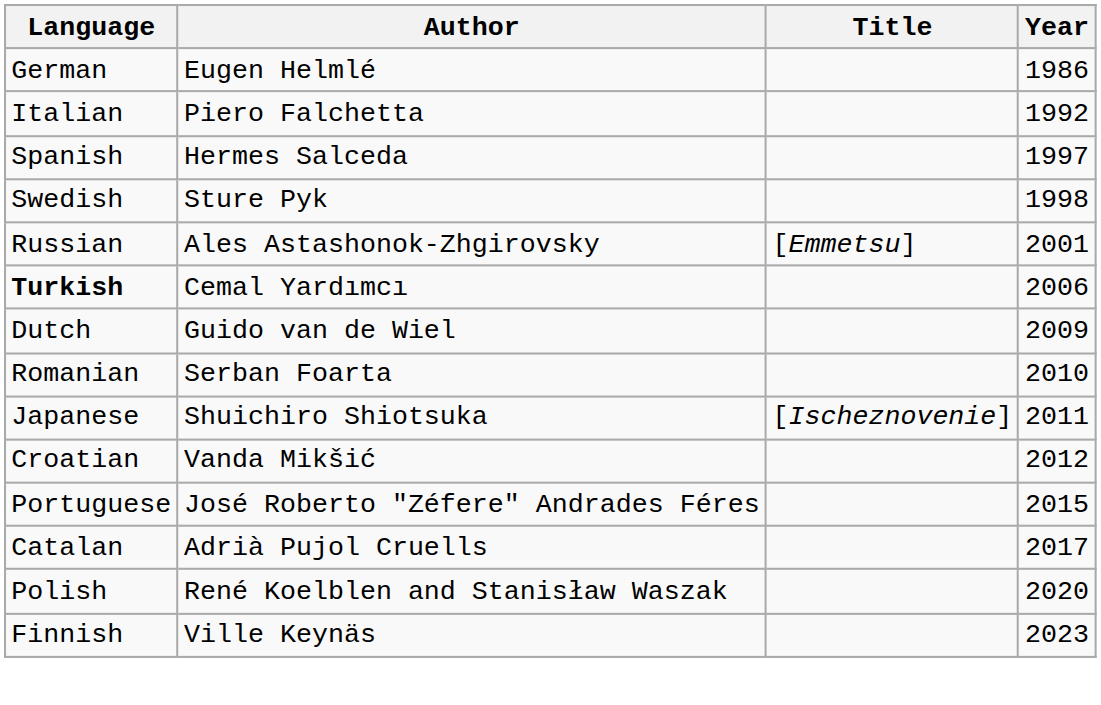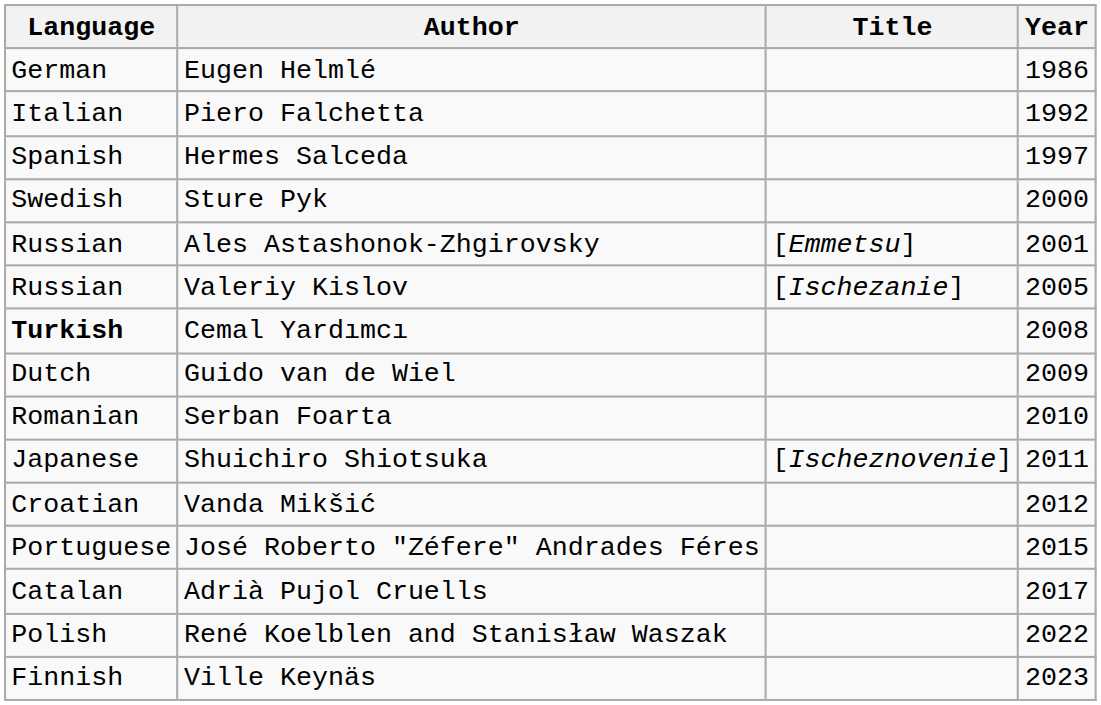(1057, 200) 1998 -> (1057, 200) 2000
+ row: (296, 287)
(1057, 287) 2006 -> (1057, 331) 2008
(1057, 591) 2020 -> (1057, 635) 2022
